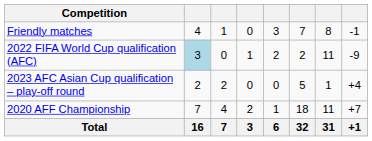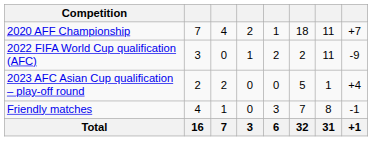rows swapped: (50, 31) <-> (69, 109)
(198, 55) lightblue background -> (198, 55) no background
